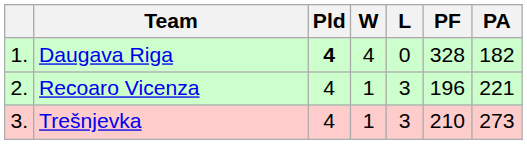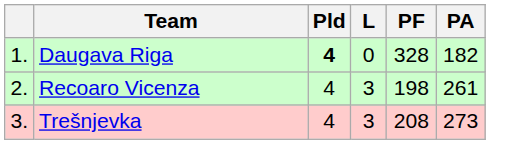- column: (369, 21)
(447, 88) 196 -> (411, 88) 198
(497, 88) 221 -> (461, 88) 261
(447, 121) 210 -> (411, 121) 208
